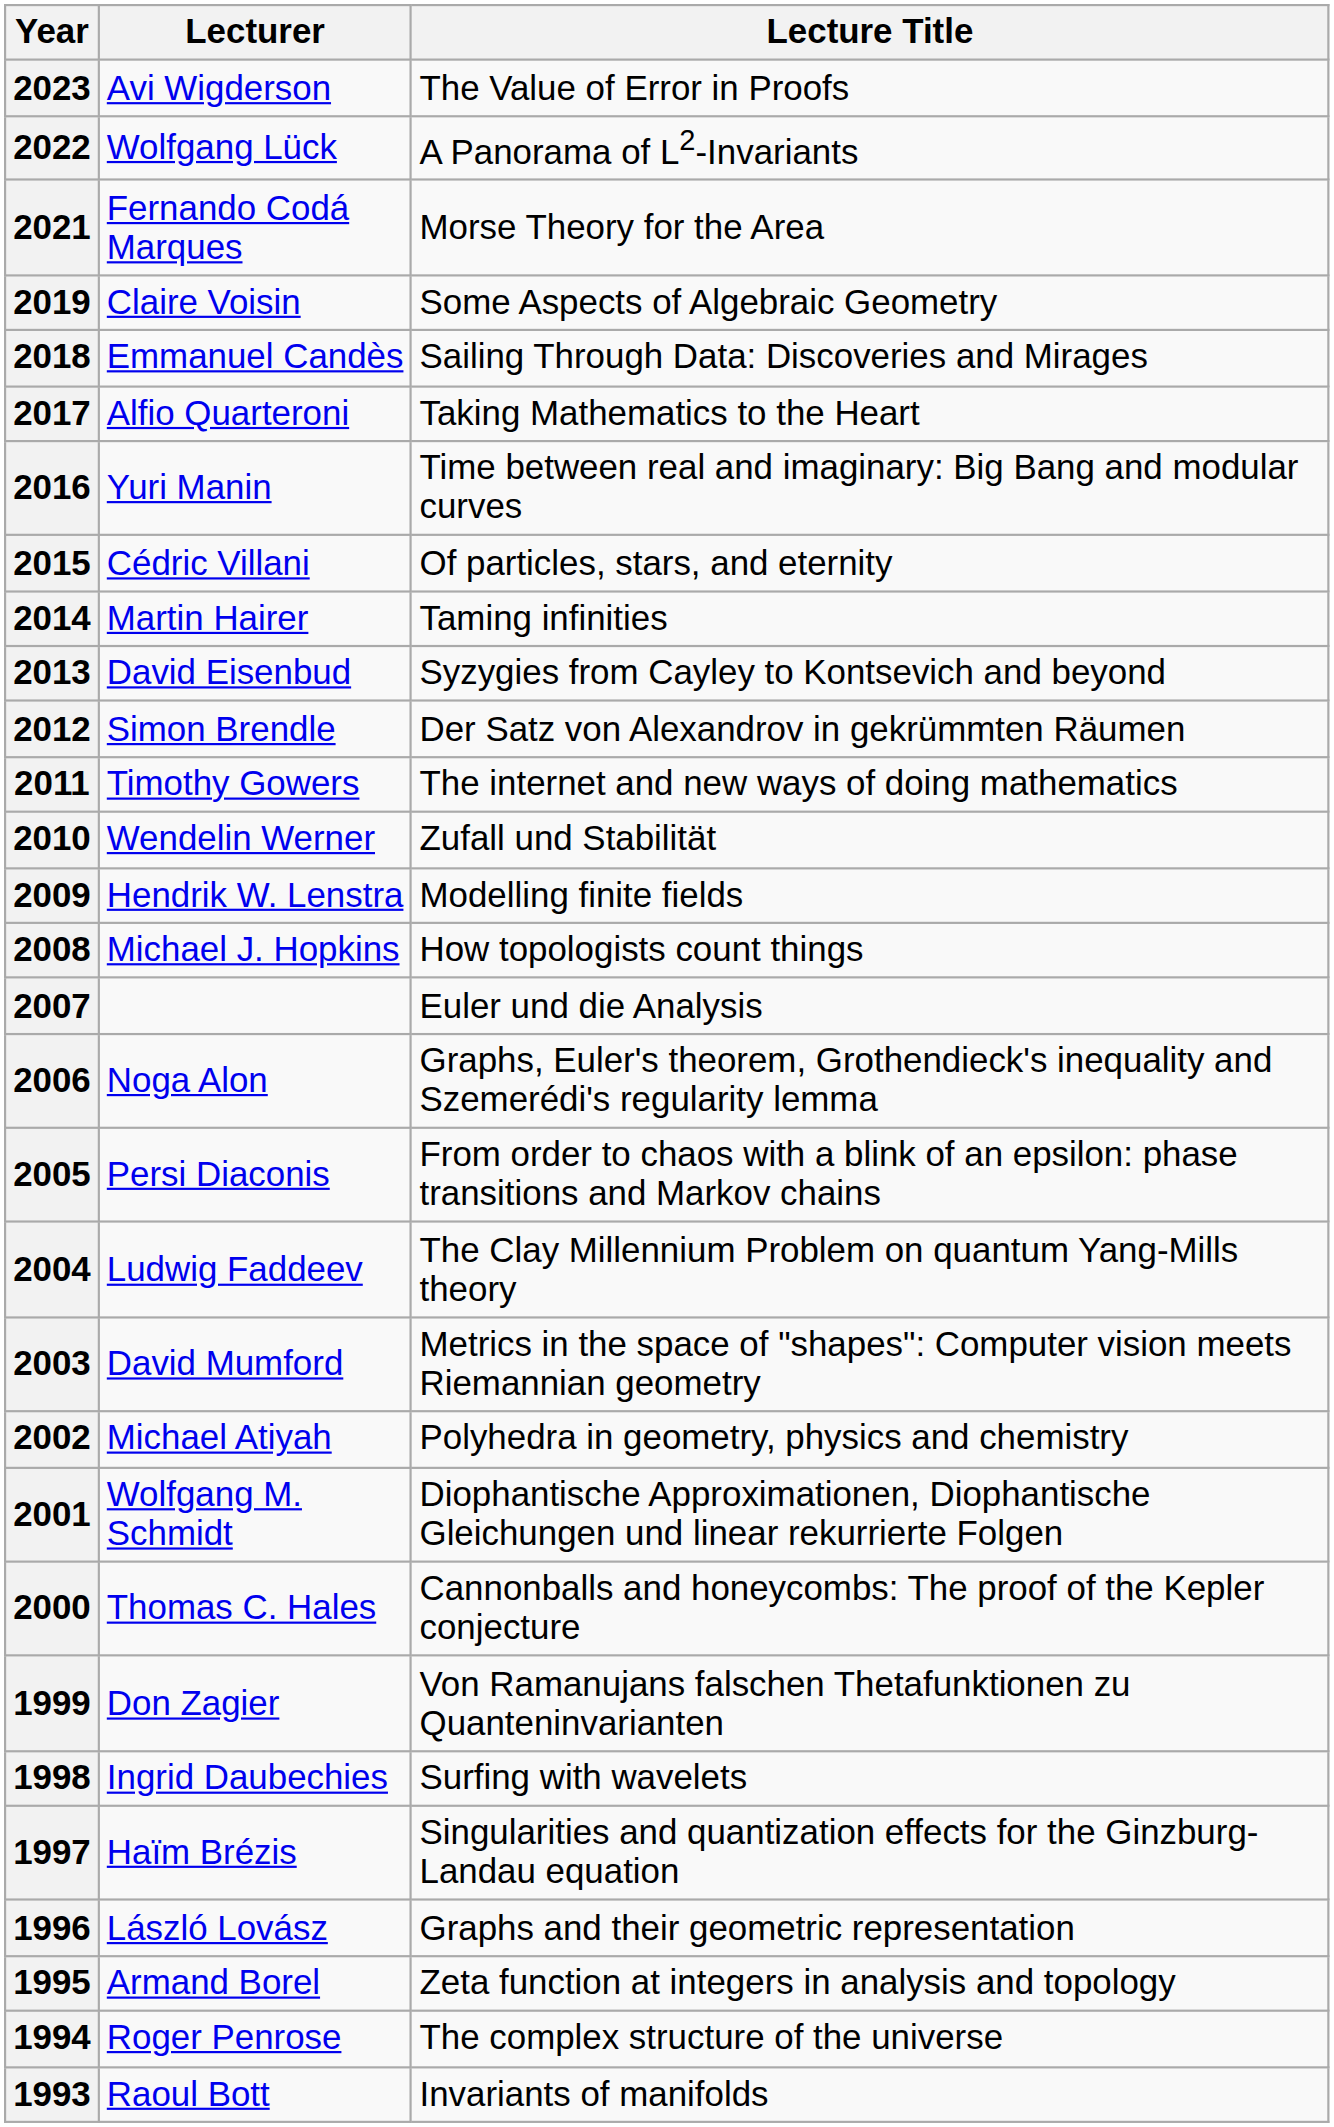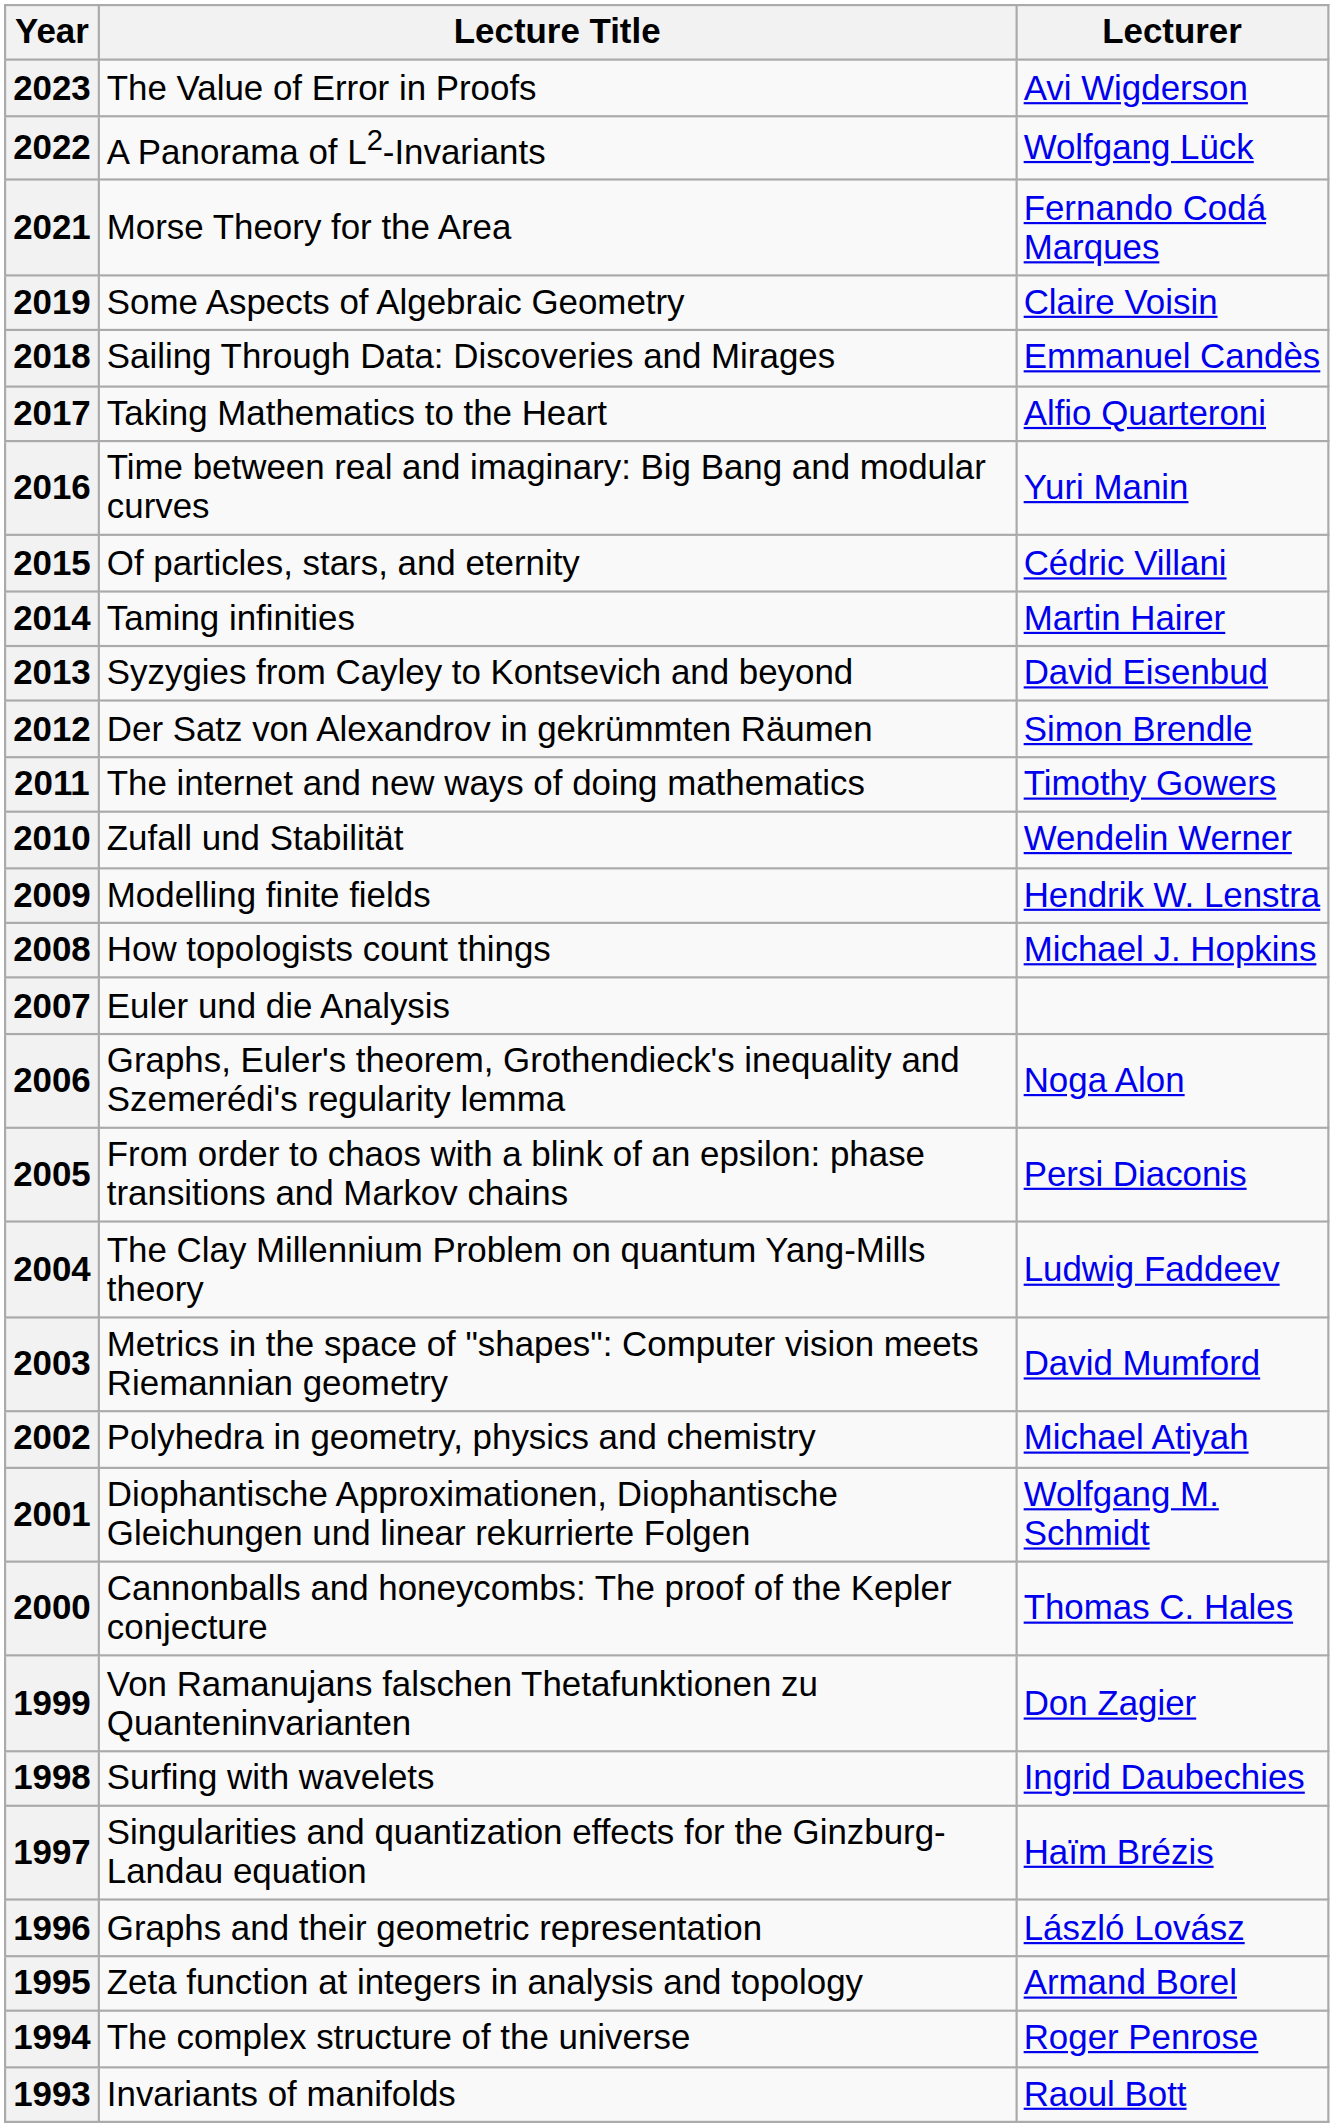columns swapped: (255, 32) <-> (870, 32)
